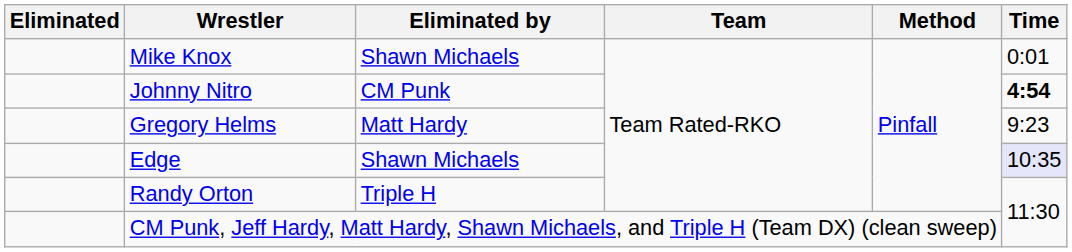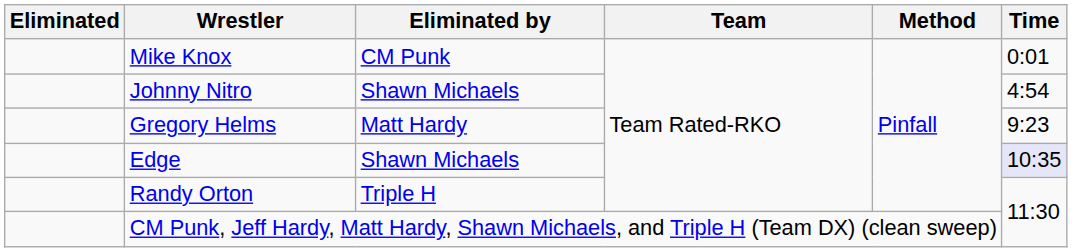(440, 56) Shawn Michaels -> (405, 56) CM Punk
(405, 90) CM Punk -> (440, 90) Shawn Michaels
(1029, 90) bold -> (1028, 90) normal
